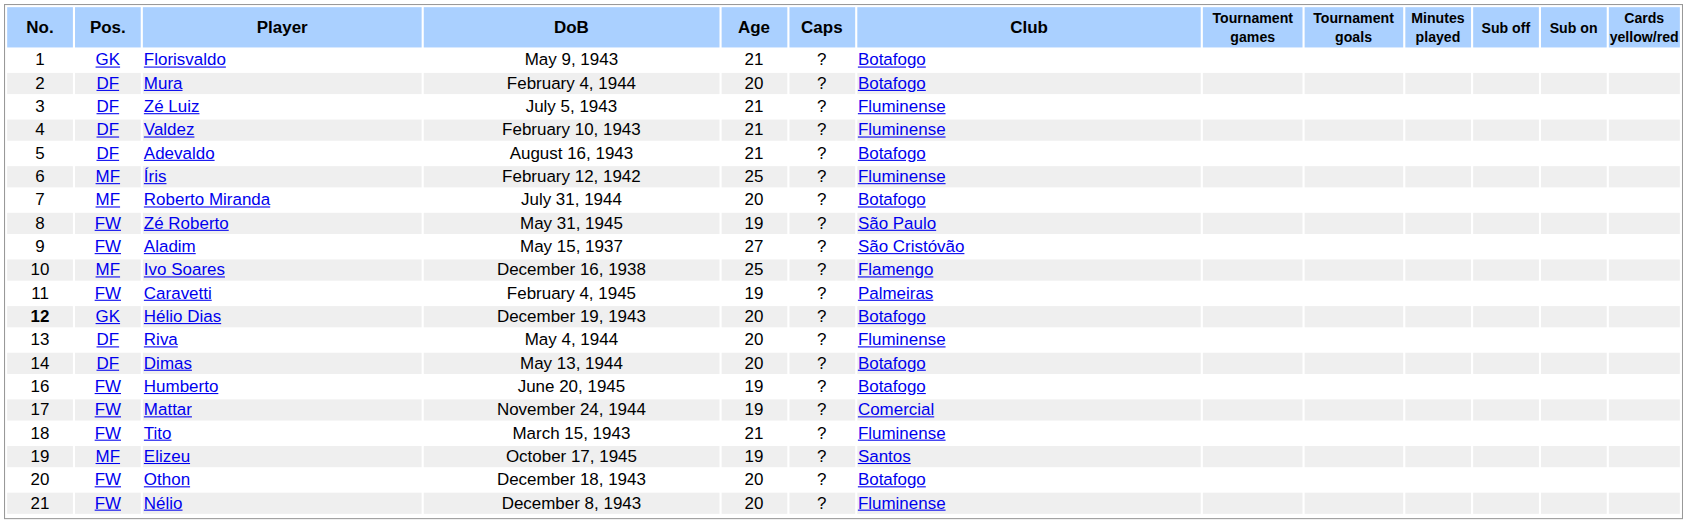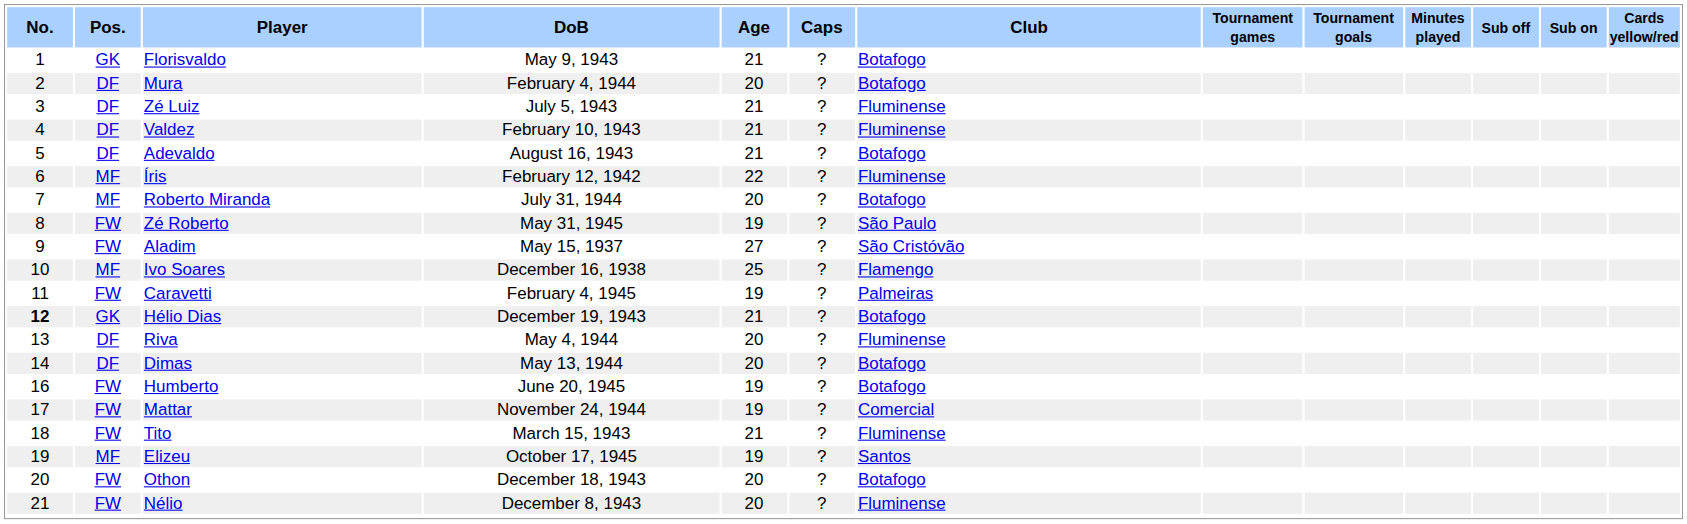(754, 176) 25 -> (754, 176) 22
(754, 316) 20 -> (754, 316) 21
